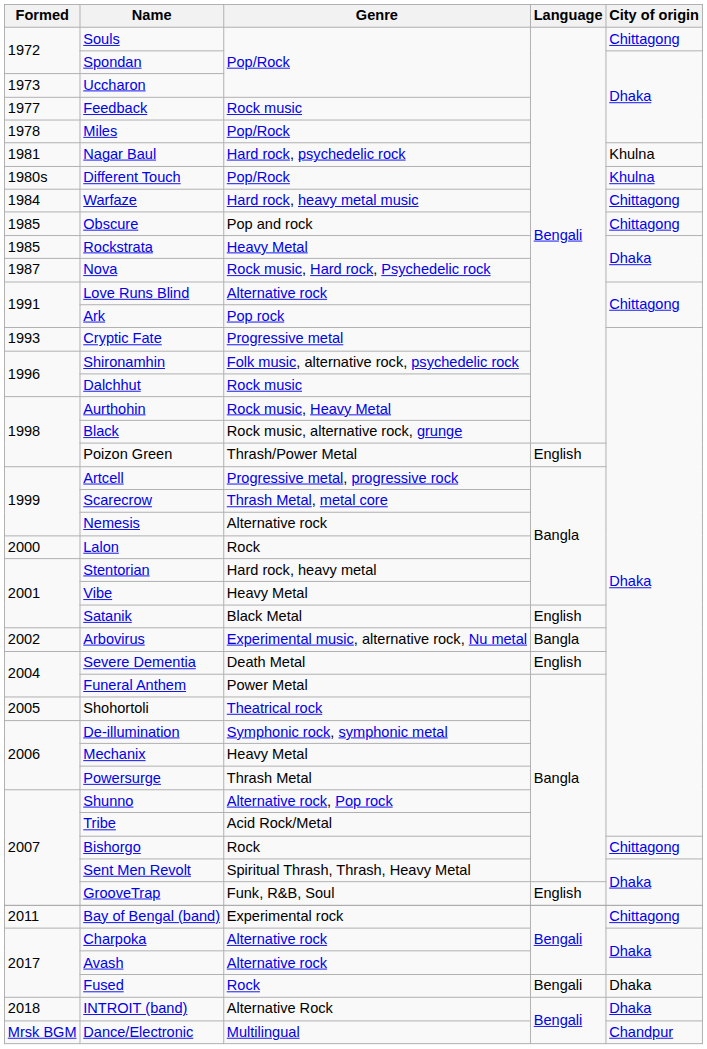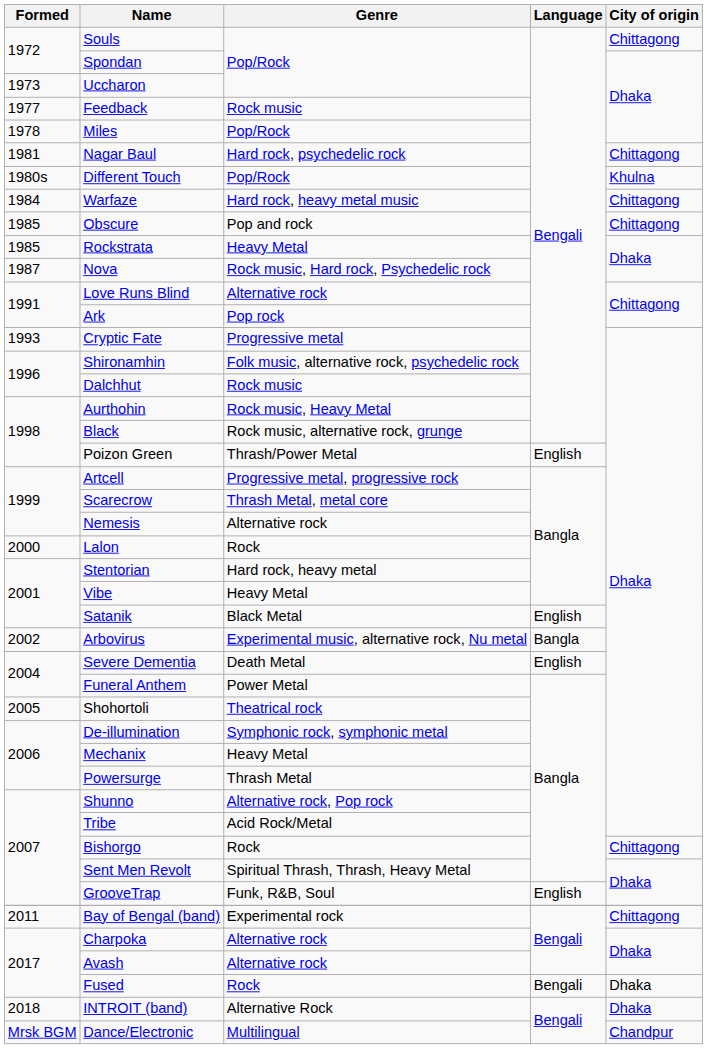(632, 154) Khulna -> (644, 154) Chittagong
